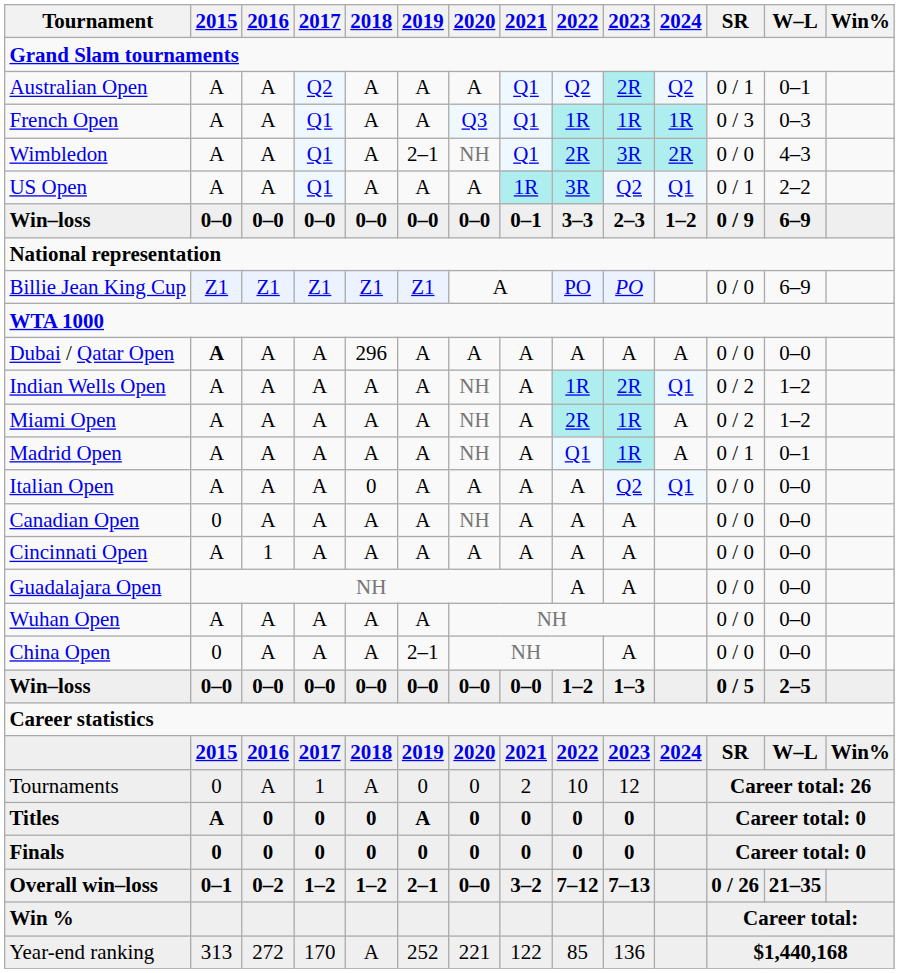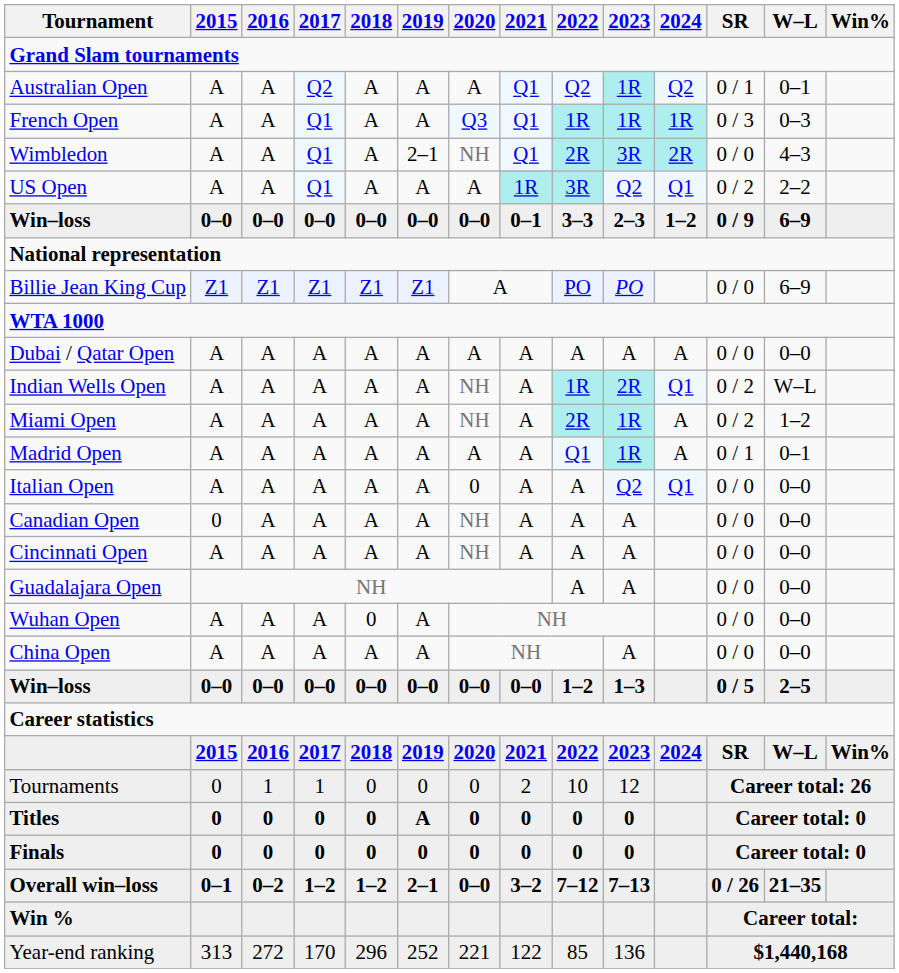(629, 87) 2R -> (629, 87) 1R
(735, 187) 0 / 1 -> (735, 187) 0 / 2
(217, 353) bold -> (217, 353) normal
(371, 353) 296 -> (371, 353) A
(795, 386) 1–2 -> (795, 386) W–L
(474, 453) NH -> (474, 453) A
(371, 486) 0 -> (371, 486) A
(474, 486) A -> (474, 486) 0
(268, 552) 1 -> (268, 552) A
(474, 552) A -> (474, 552) NH
(371, 619) A -> (371, 619) 0
(217, 652) 0 -> (217, 652) A
(423, 652) 2–1 -> (423, 652) A
(268, 785) A -> (268, 785) 1
(371, 785) A -> (371, 785) 0
(217, 818) A -> (217, 818) 0
(371, 951) A -> (371, 951) 296
